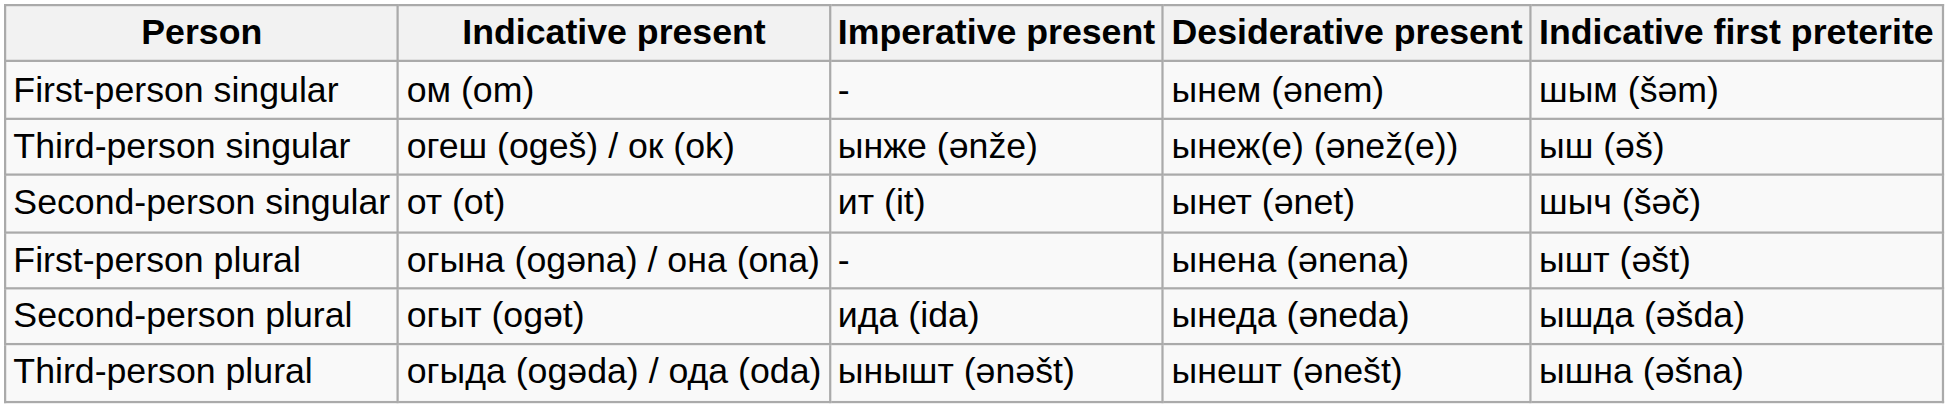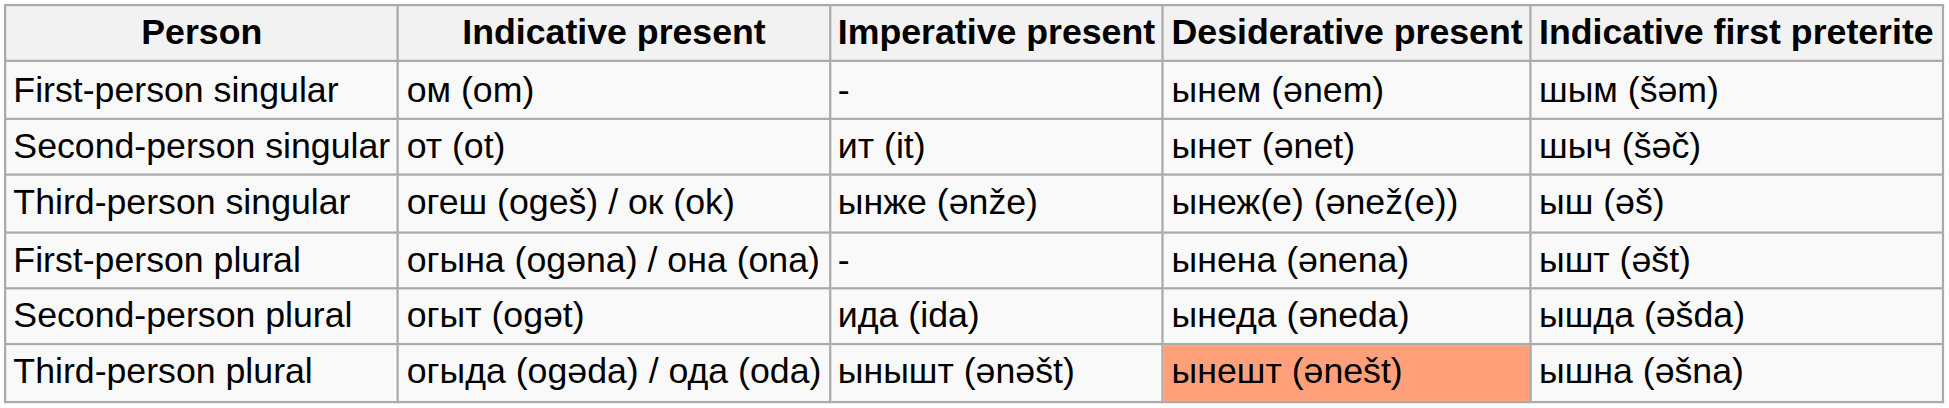rows swapped: (202, 202) <-> (182, 145)
(1287, 372) no background -> (1287, 372) lightsalmon background
